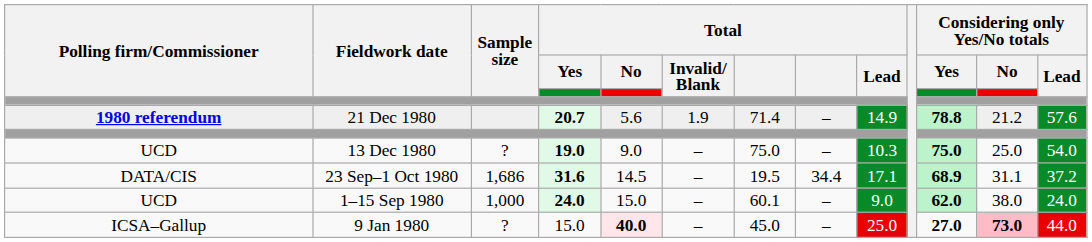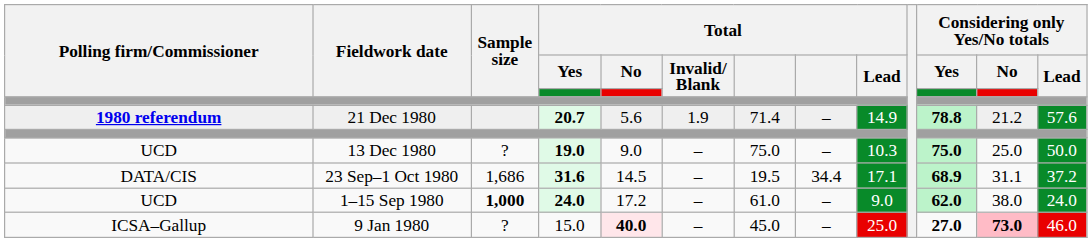(1062, 151) 54.0 -> (1062, 151) 50.0
(505, 200) normal -> (505, 200) bold
(631, 200) 15.0 -> (631, 200) 17.2
(765, 200) 60.1 -> (765, 200) 61.0
(1062, 225) 44.0 -> (1062, 225) 46.0
